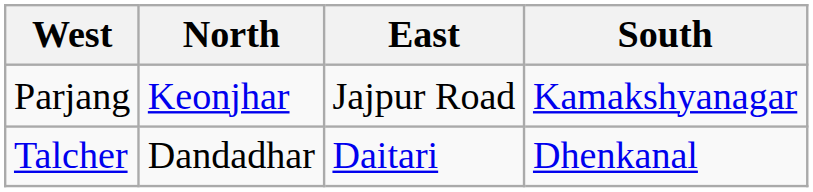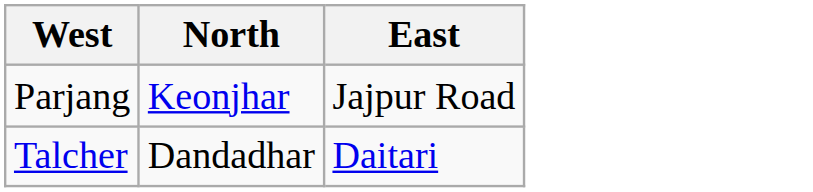- column: (665, 34)
